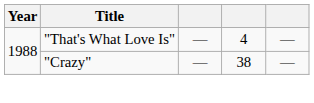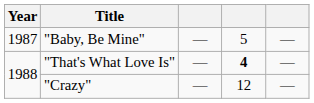+ row: (94, 39)
(244, 39) normal -> (244, 62) bold
(244, 62) 38 -> (244, 86) 12
